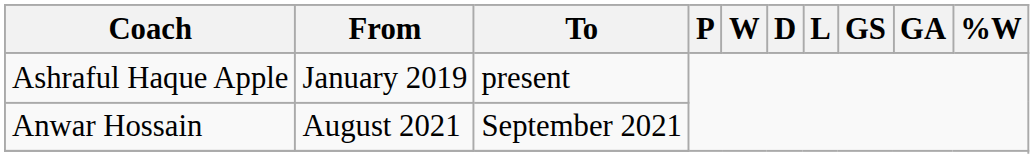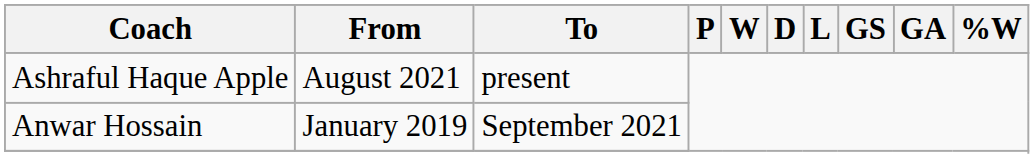(385, 77) January 2019 -> (382, 77) August 2021
(382, 126) August 2021 -> (385, 126) January 2019
